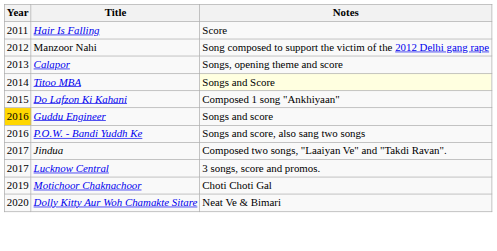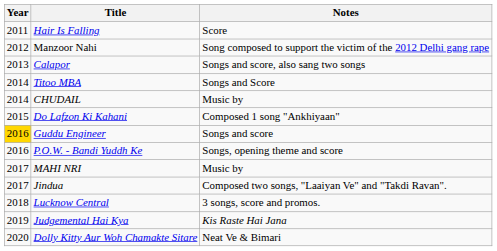(273, 64) Songs, opening theme and score -> (284, 64) Songs and score, also sang two songs
(239, 82) lightyellow background -> (239, 82) no background
+ row: (57, 99)
(284, 133) Songs and score, also sang two songs -> (273, 151) Songs, opening theme and score
+ row: (57, 168)
(18, 168) 2017 -> (18, 202) 2018
+ row: (81, 220)
- row: (88, 185)
